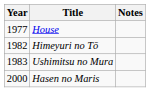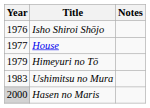+ row: (68, 29)
(17, 45) 1982 -> (17, 62) 1979
(17, 78) no background -> (17, 95) lightgrey background
